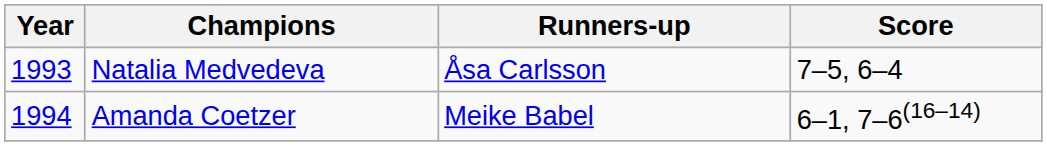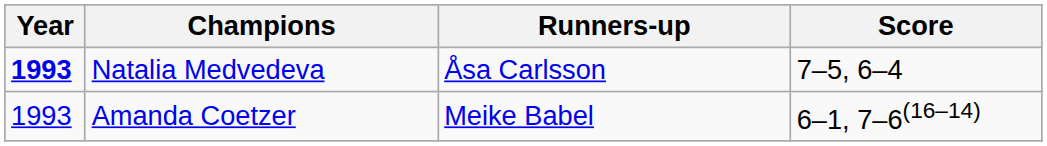(41, 69) normal -> (41, 69) bold
(41, 116) 1994 -> (41, 116) 1993
